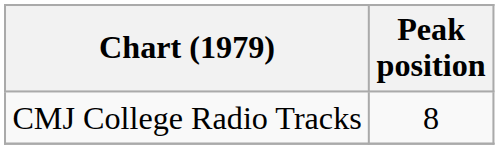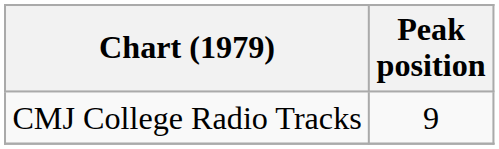(431, 117) 8 -> (431, 117) 9
